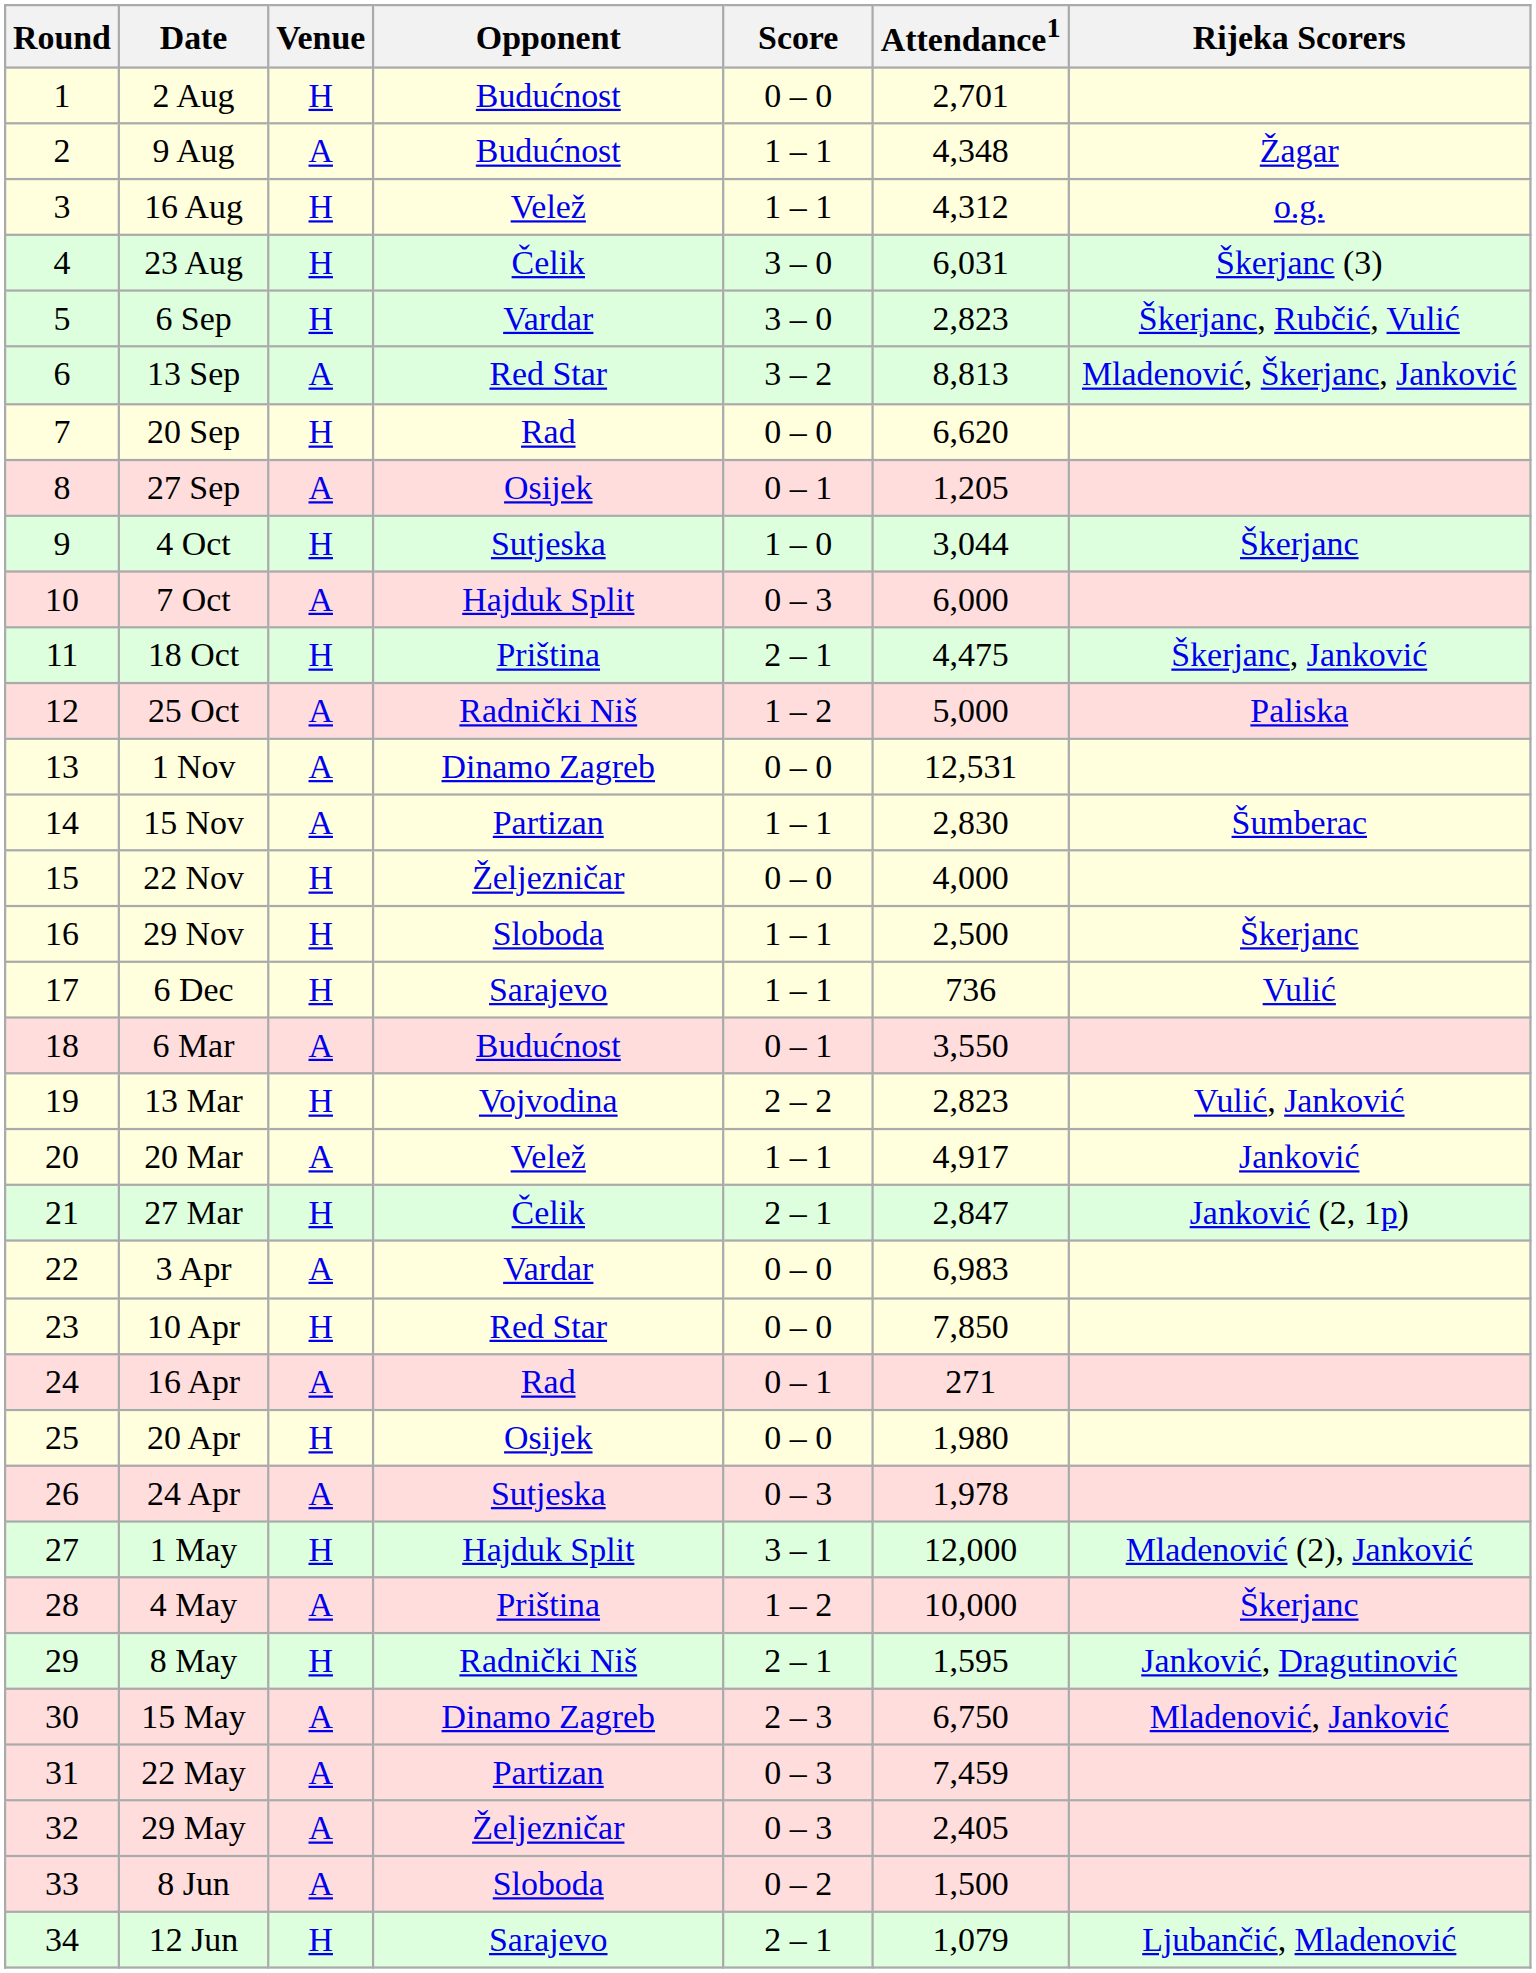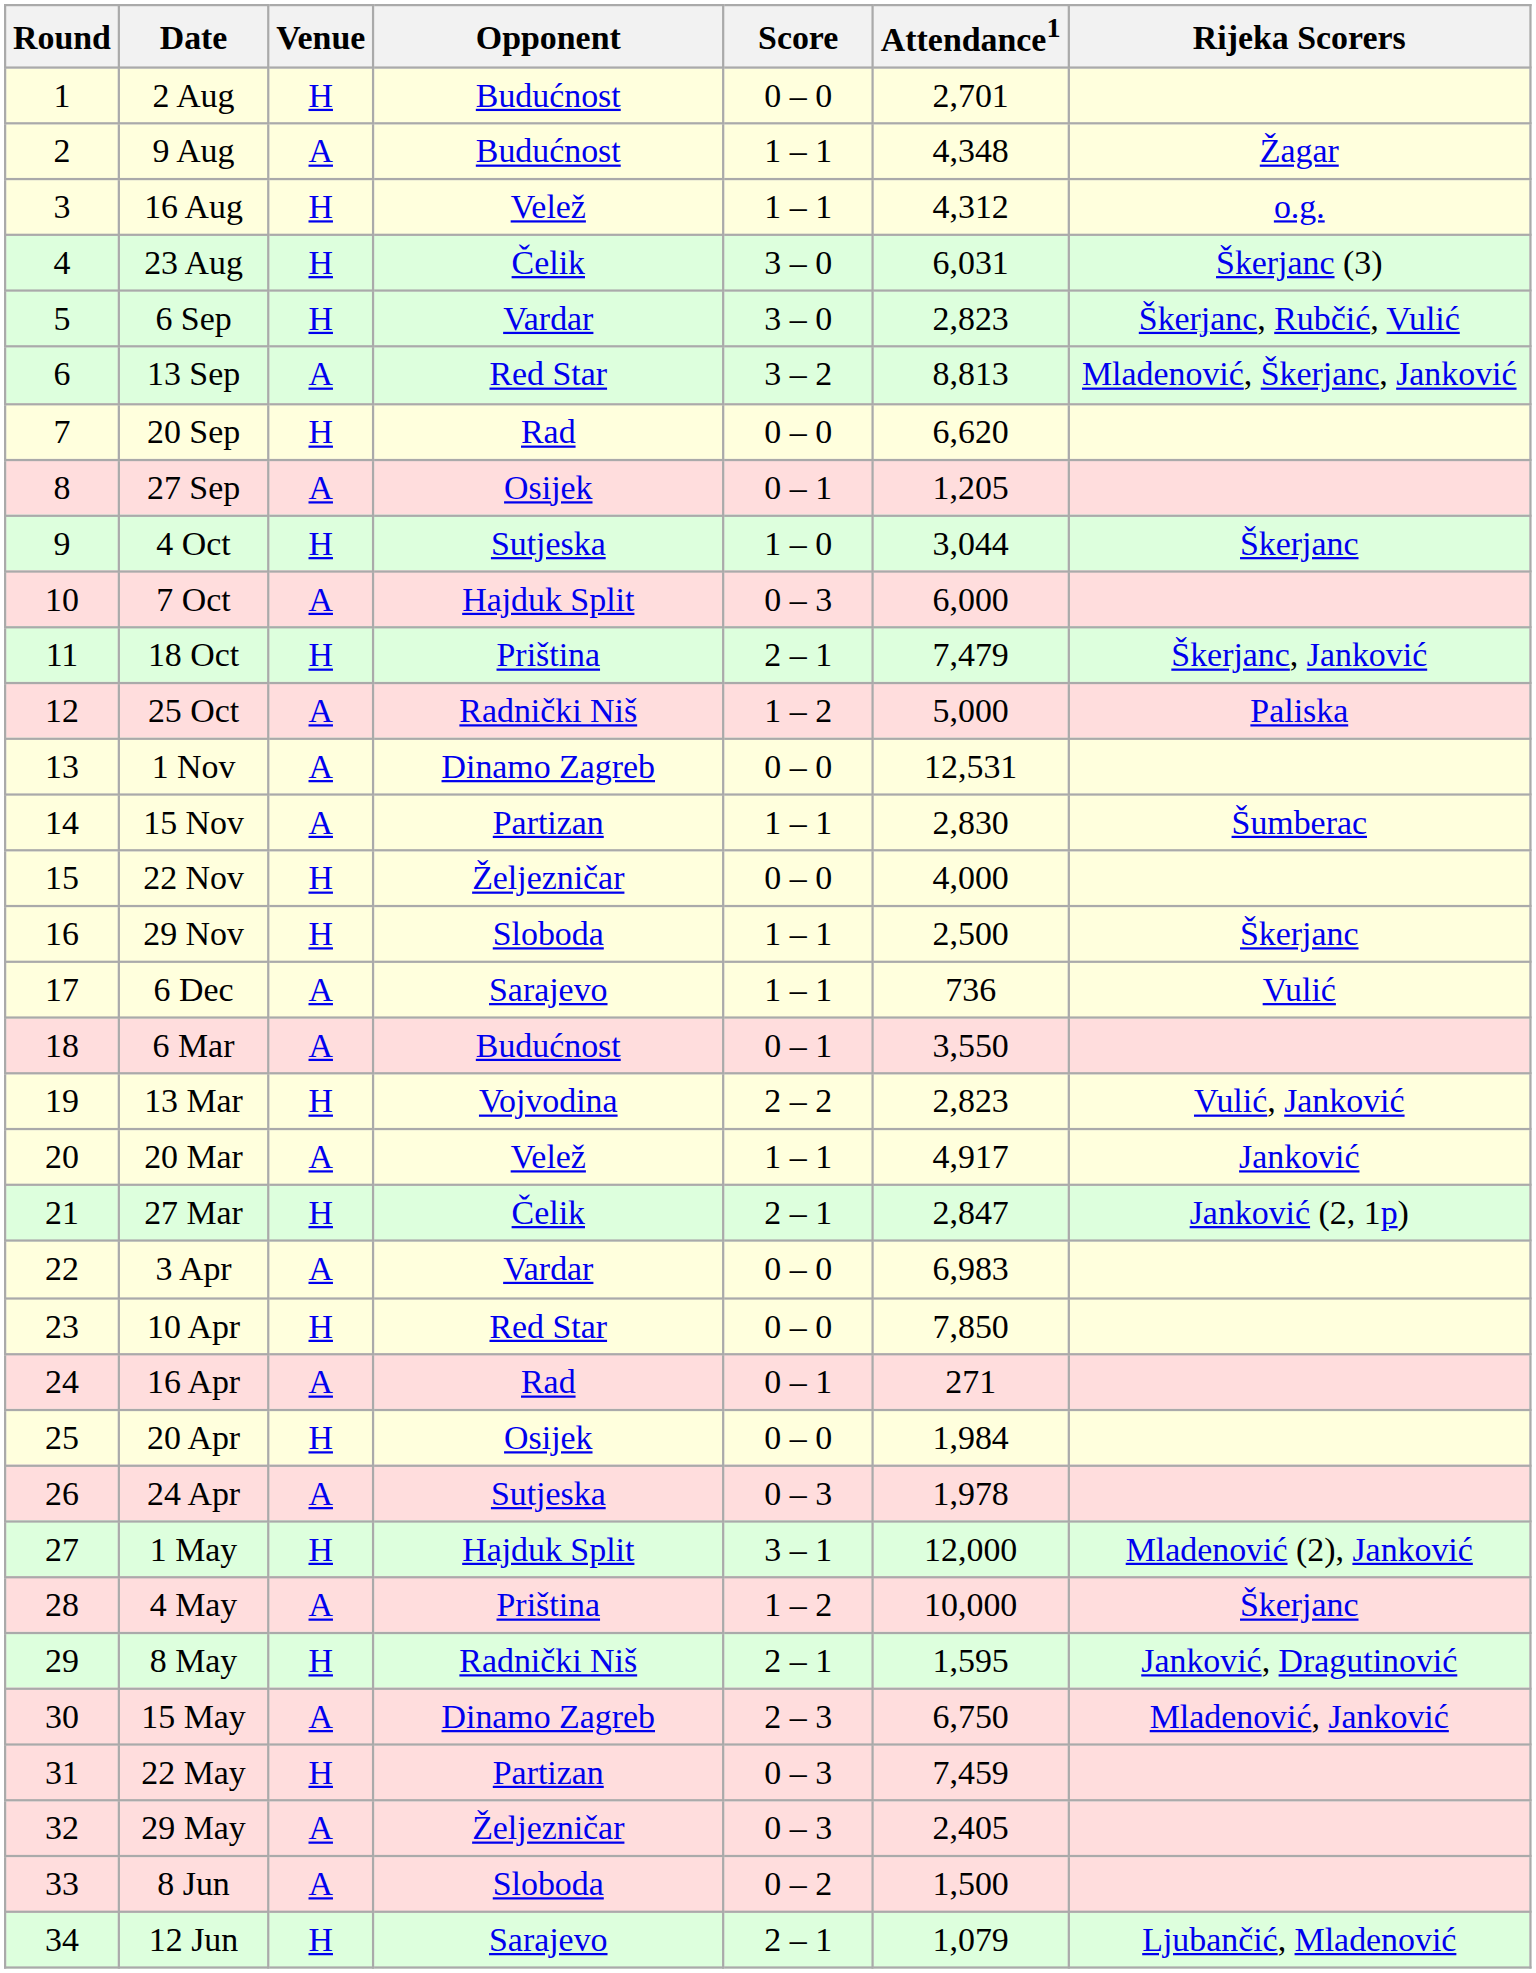(971, 654) 4,475 -> (971, 654) 7,479
(321, 989) H -> (321, 989) A
(971, 1436) 1,980 -> (971, 1436) 1,984
(321, 1772) A -> (321, 1772) H
